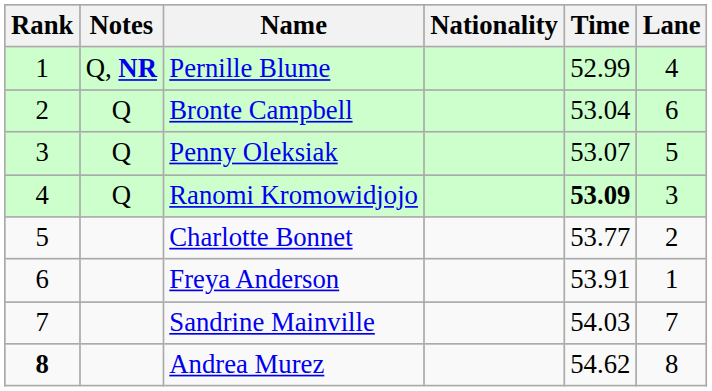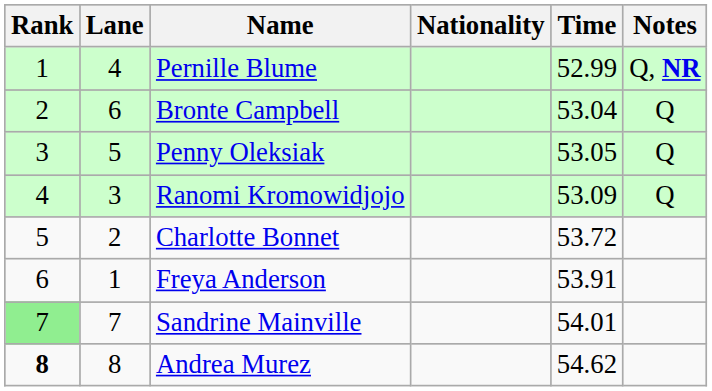columns swapped: (672, 25) <-> (121, 25)
(600, 152) 53.07 -> (587, 152) 53.05
(600, 195) bold -> (587, 195) normal
(600, 237) 53.77 -> (587, 237) 53.72
(42, 322) no background -> (42, 322) lightgreen background
(600, 322) 54.03 -> (587, 322) 54.01
